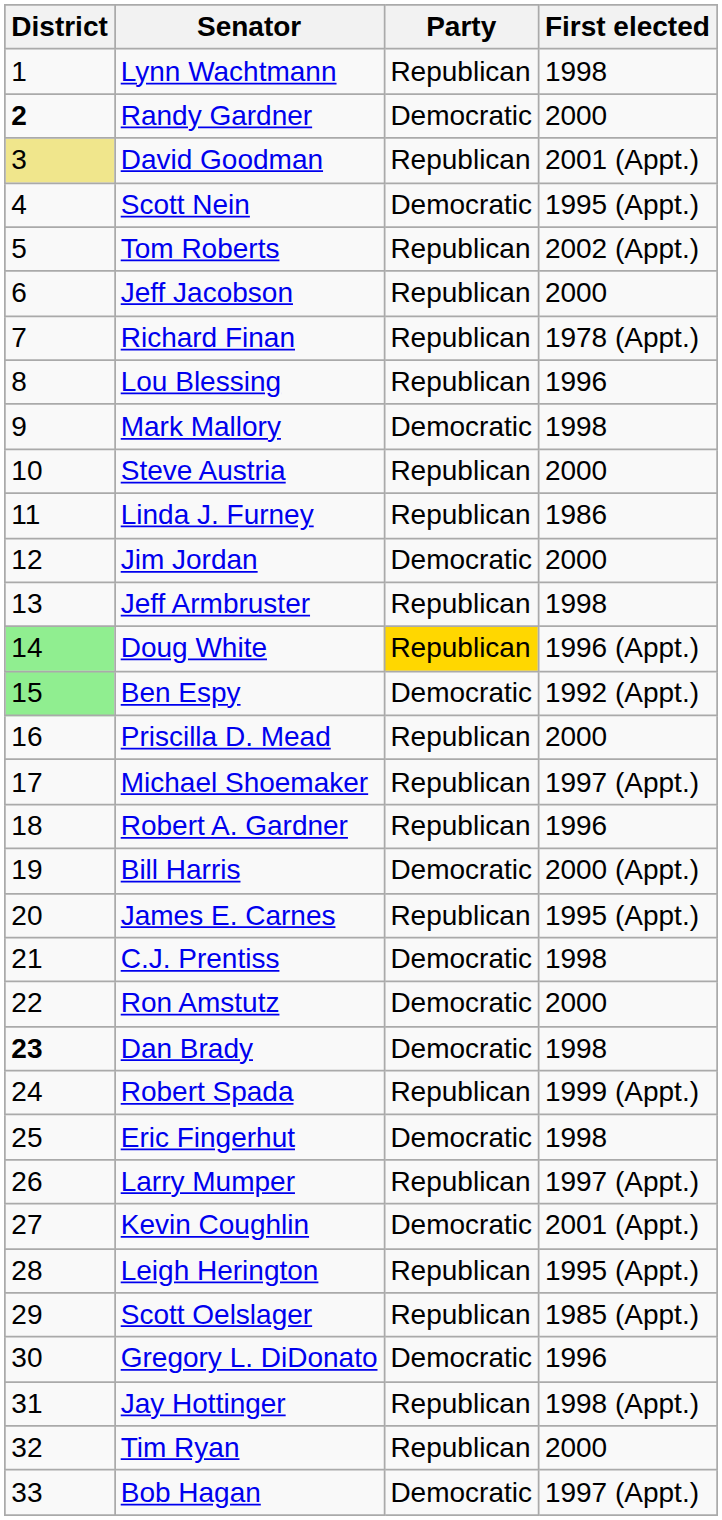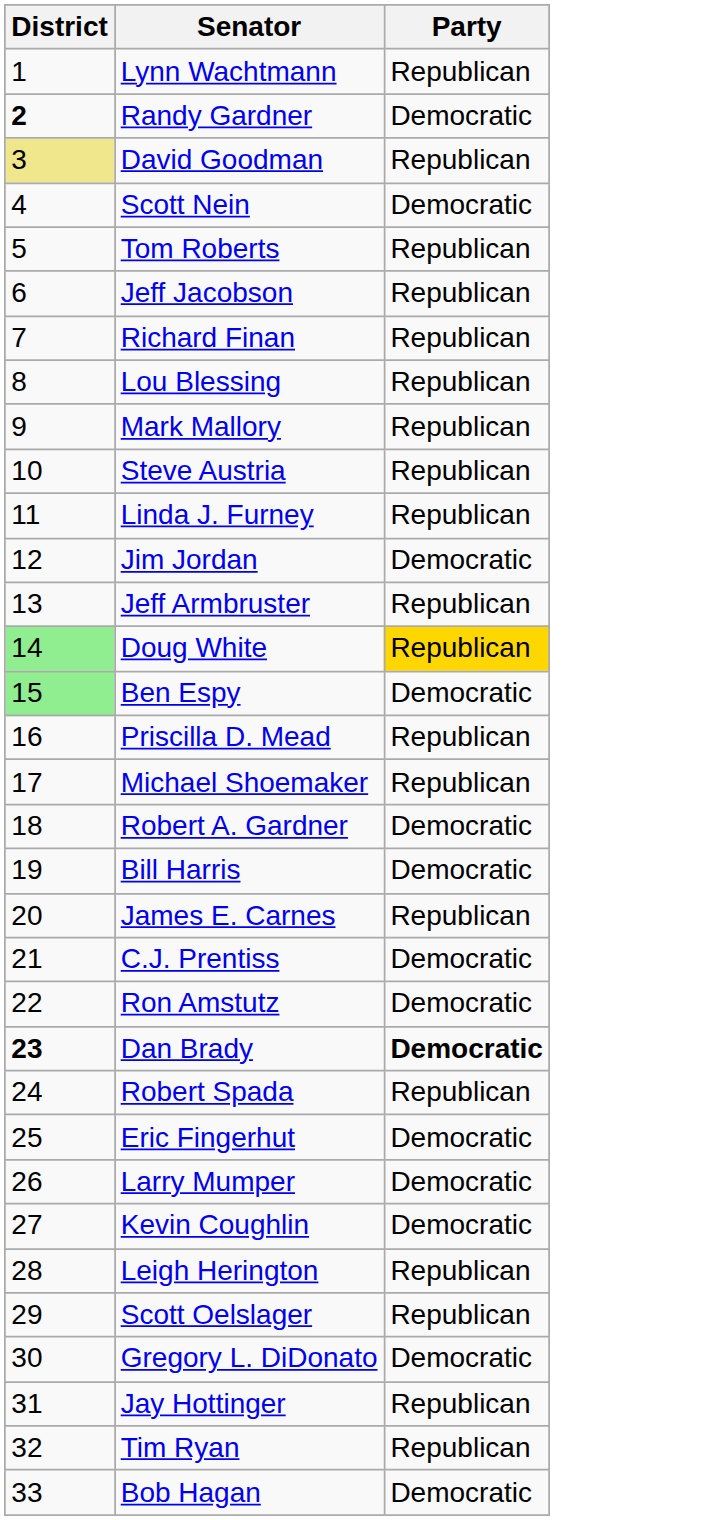- column: (627, 26)
(461, 426) Democratic -> (460, 426) Republican
(460, 826) Republican -> (461, 826) Democratic
(461, 1048) normal -> (467, 1048) bold
(460, 1181) Republican -> (461, 1181) Democratic
